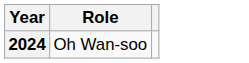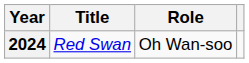+ column: (92, 17)
